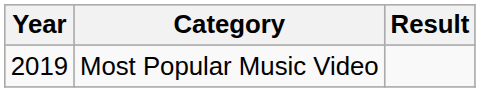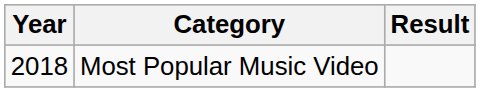(39, 65) 2019 -> (39, 65) 2018
